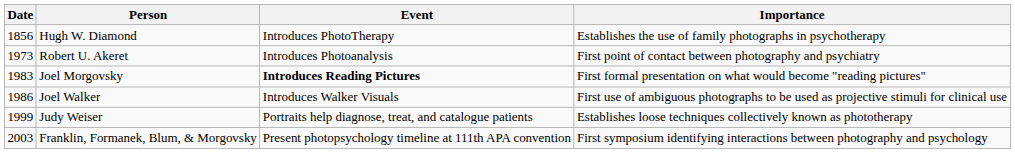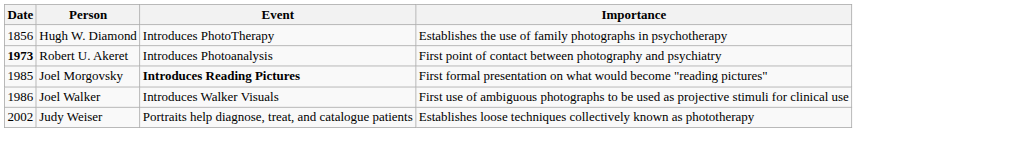(20, 55) normal -> (20, 55) bold
(20, 76) 1983 -> (20, 76) 1985
(20, 117) 1999 -> (20, 117) 2002
- row: (148, 138)
